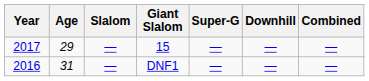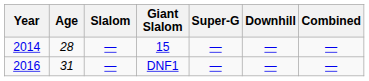(27, 47) 2017 -> (27, 47) 2014
(67, 47) 29 -> (67, 47) 28
